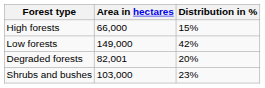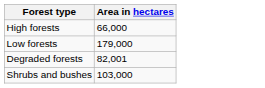- column: (218, 12)
(115, 43) 149,000 -> (115, 43) 179,000
